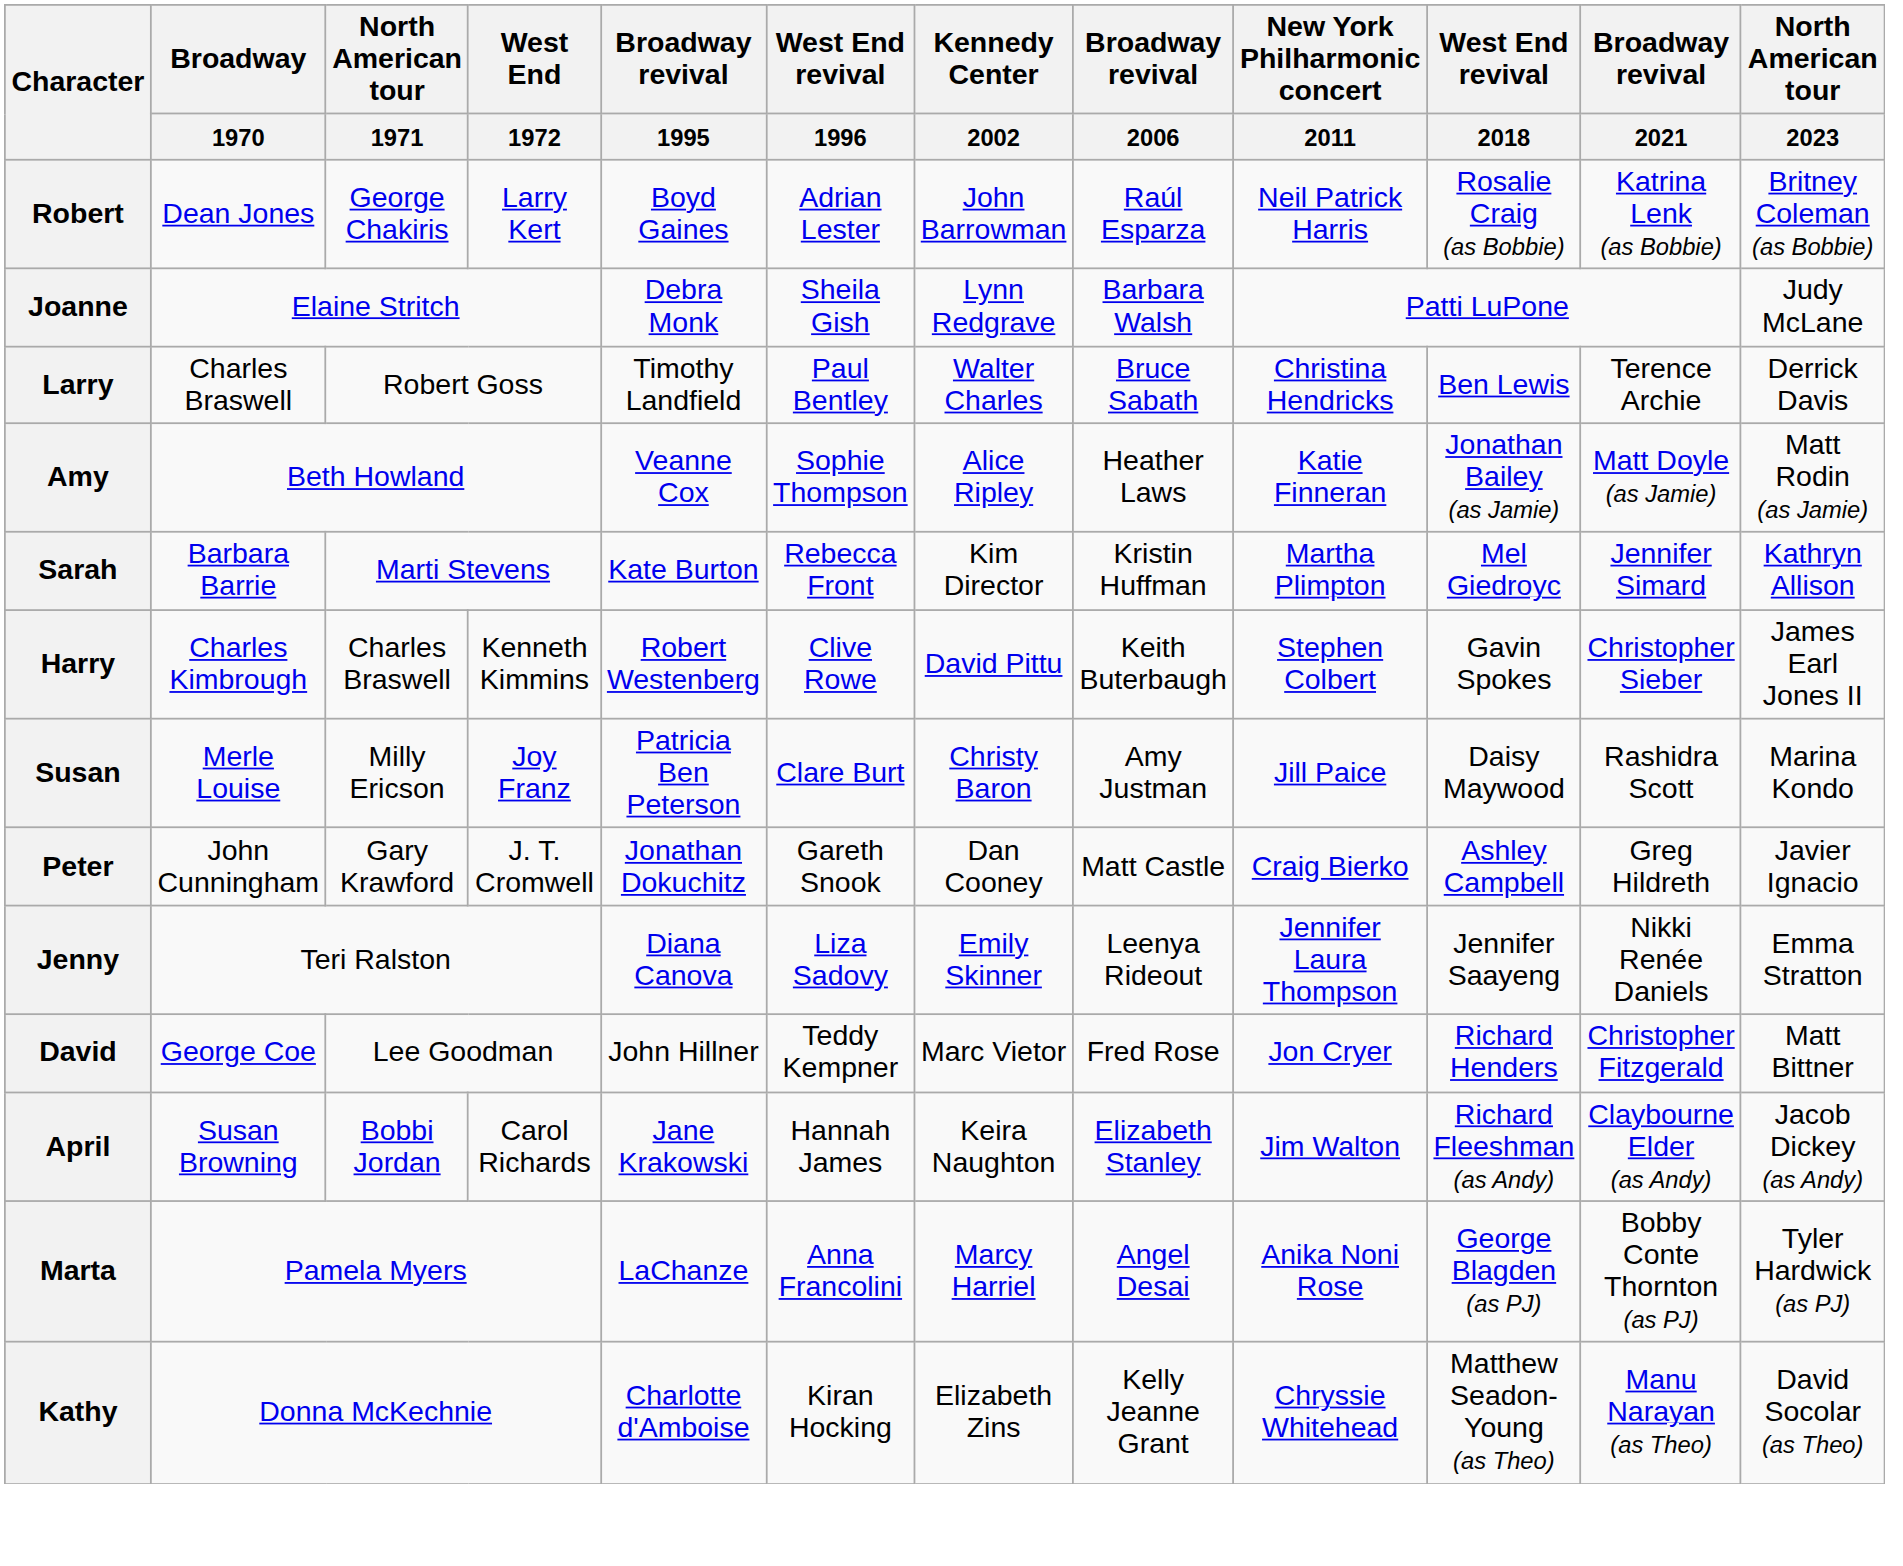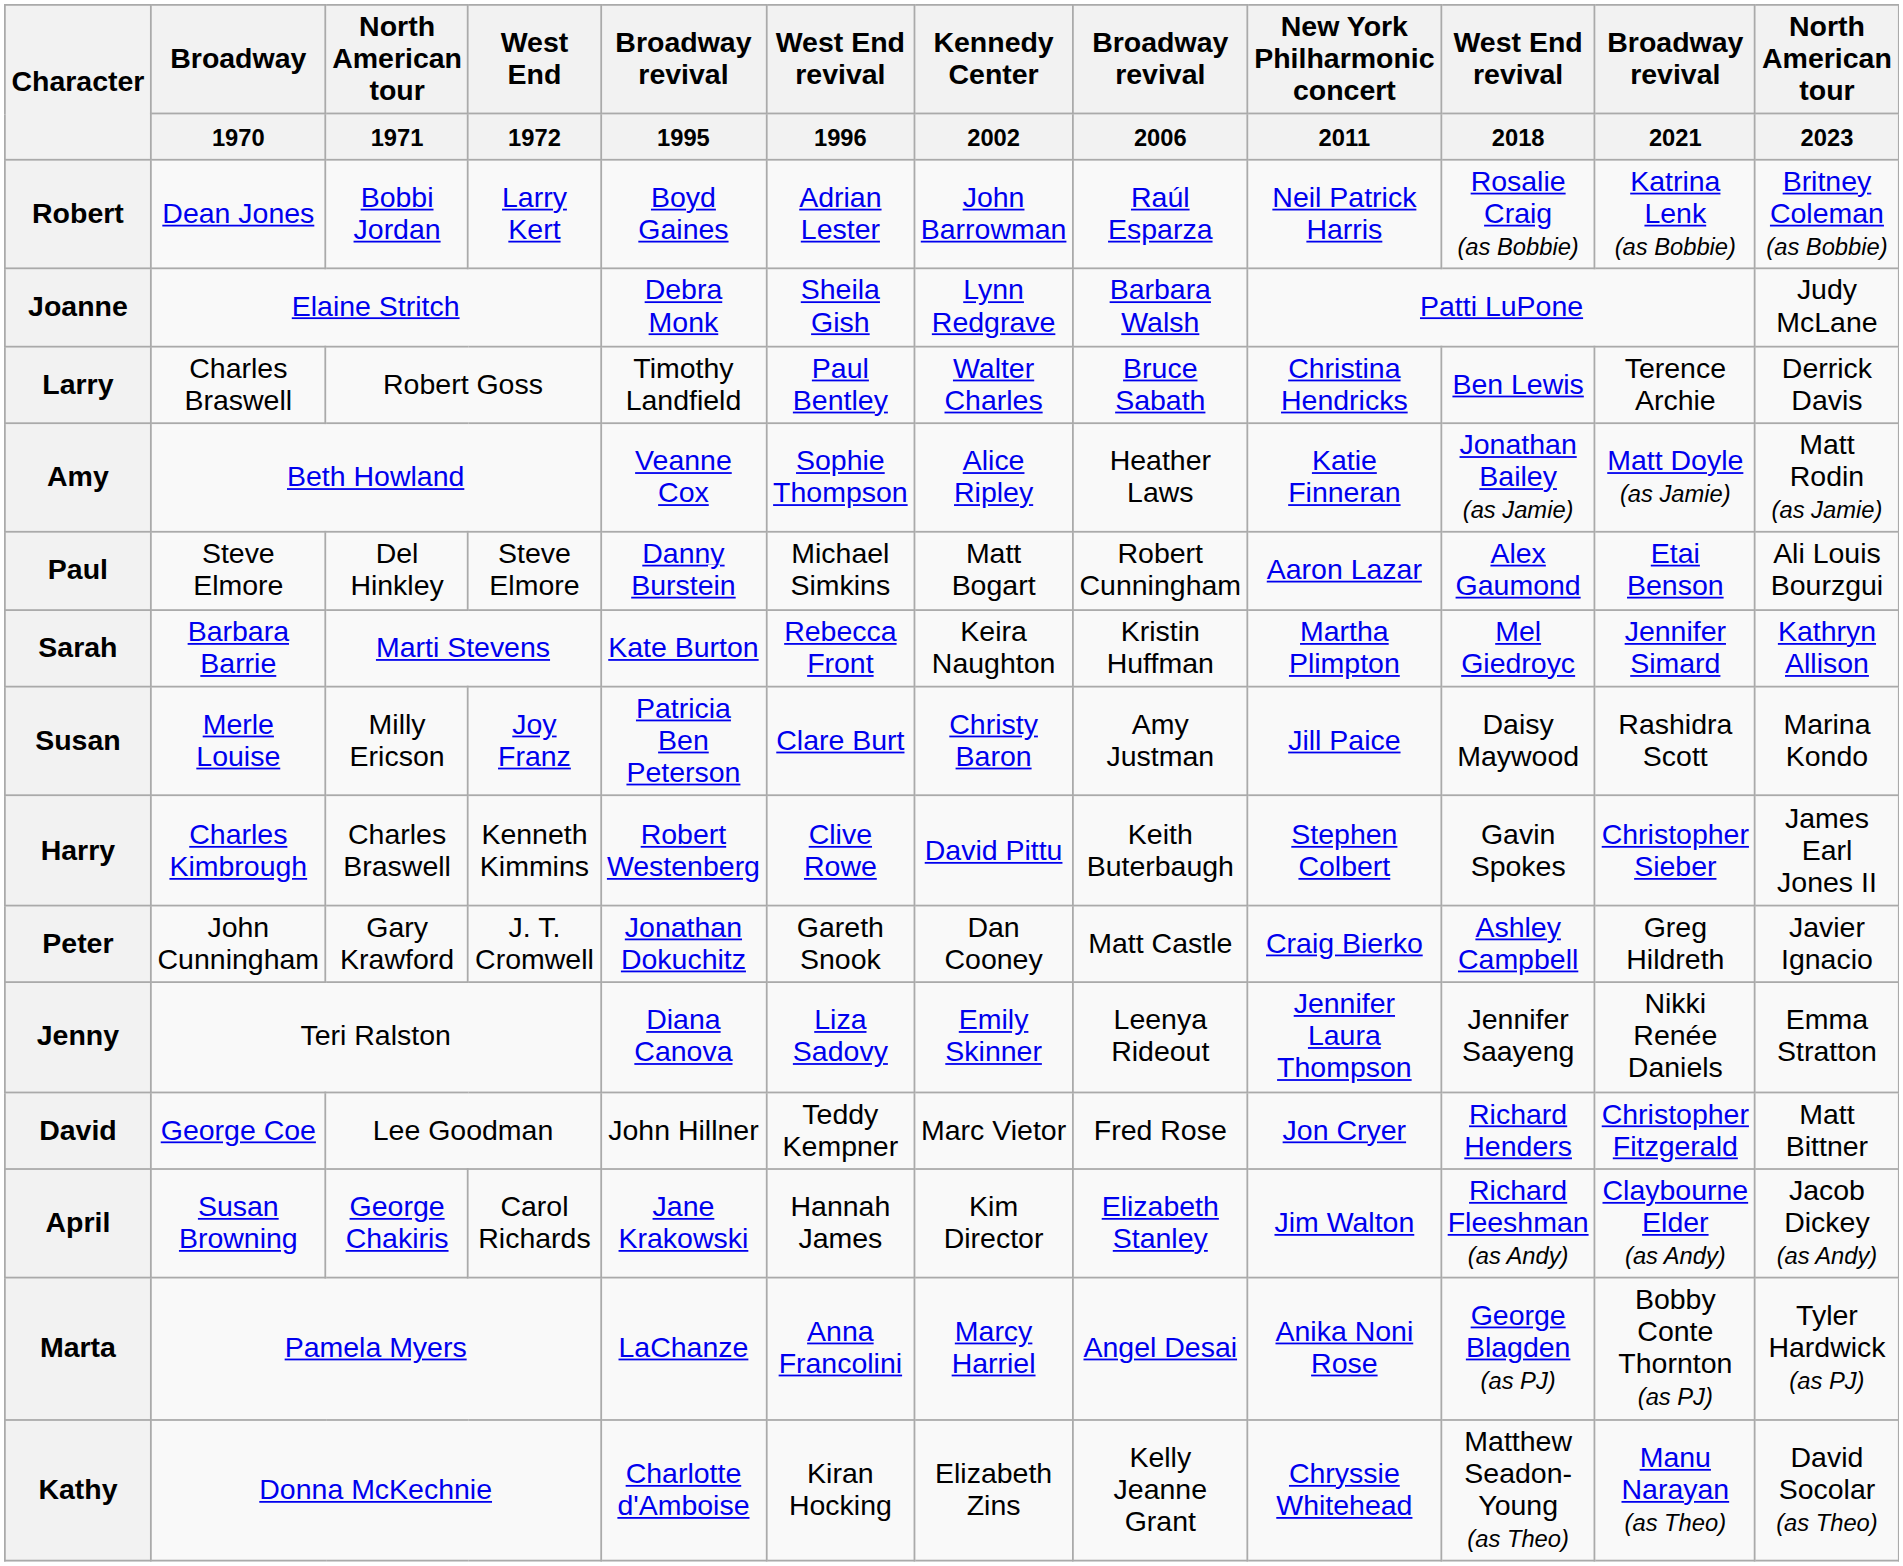(397, 213) George Chakiris -> (397, 213) Bobbi Jordan
+ row: (78, 570)
(994, 570) Kim Director -> (994, 647) Keira Naughton
rows swapped: (78, 663) <-> (78, 772)
(397, 1145) Bobbi Jordan -> (397, 1223) George Chakiris
(994, 1145) Keira Naughton -> (994, 1223) Kim Director
